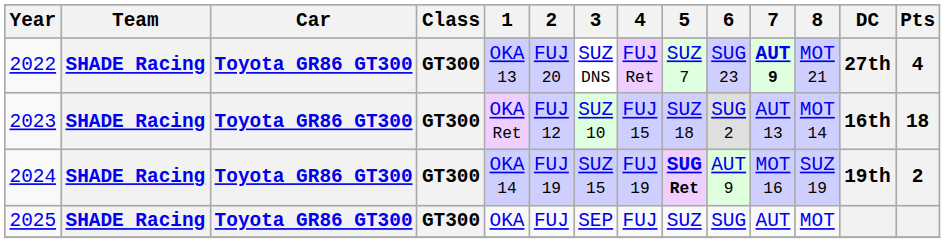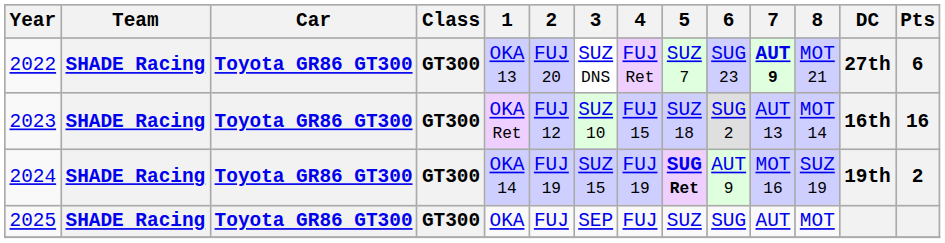(918, 65) 4 -> (918, 65) 6
(918, 121) 18 -> (918, 121) 16
